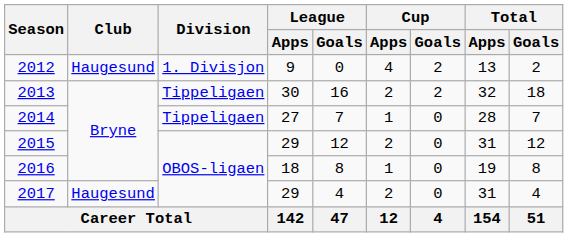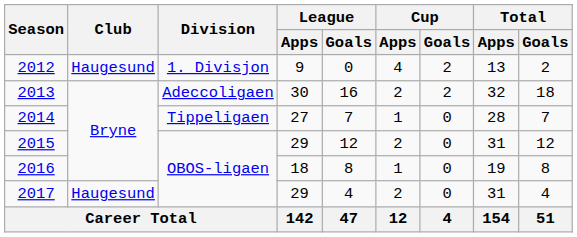(213, 93) Tippeligaen -> (218, 93) Adeccoligaen
